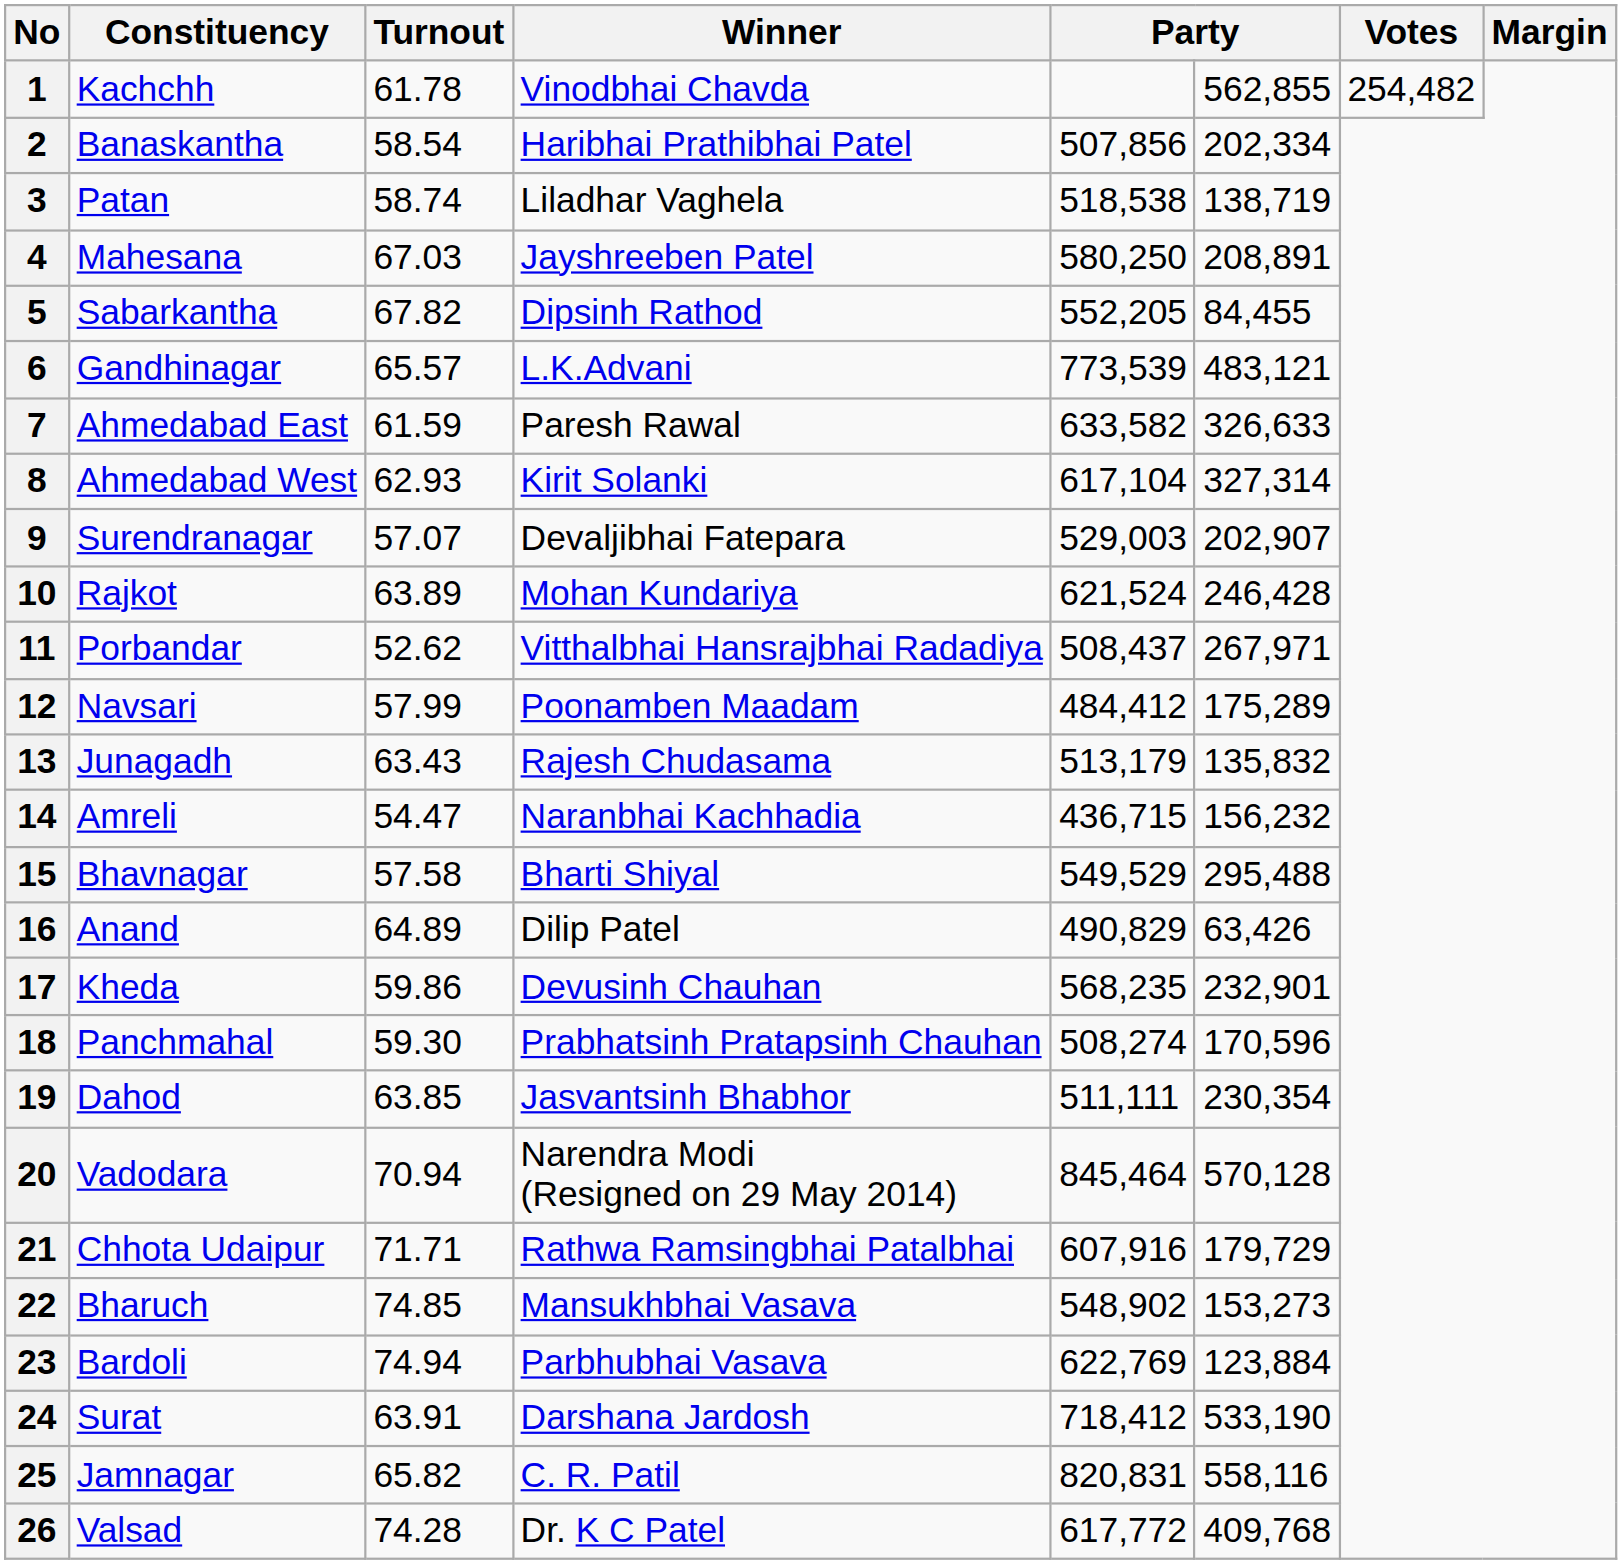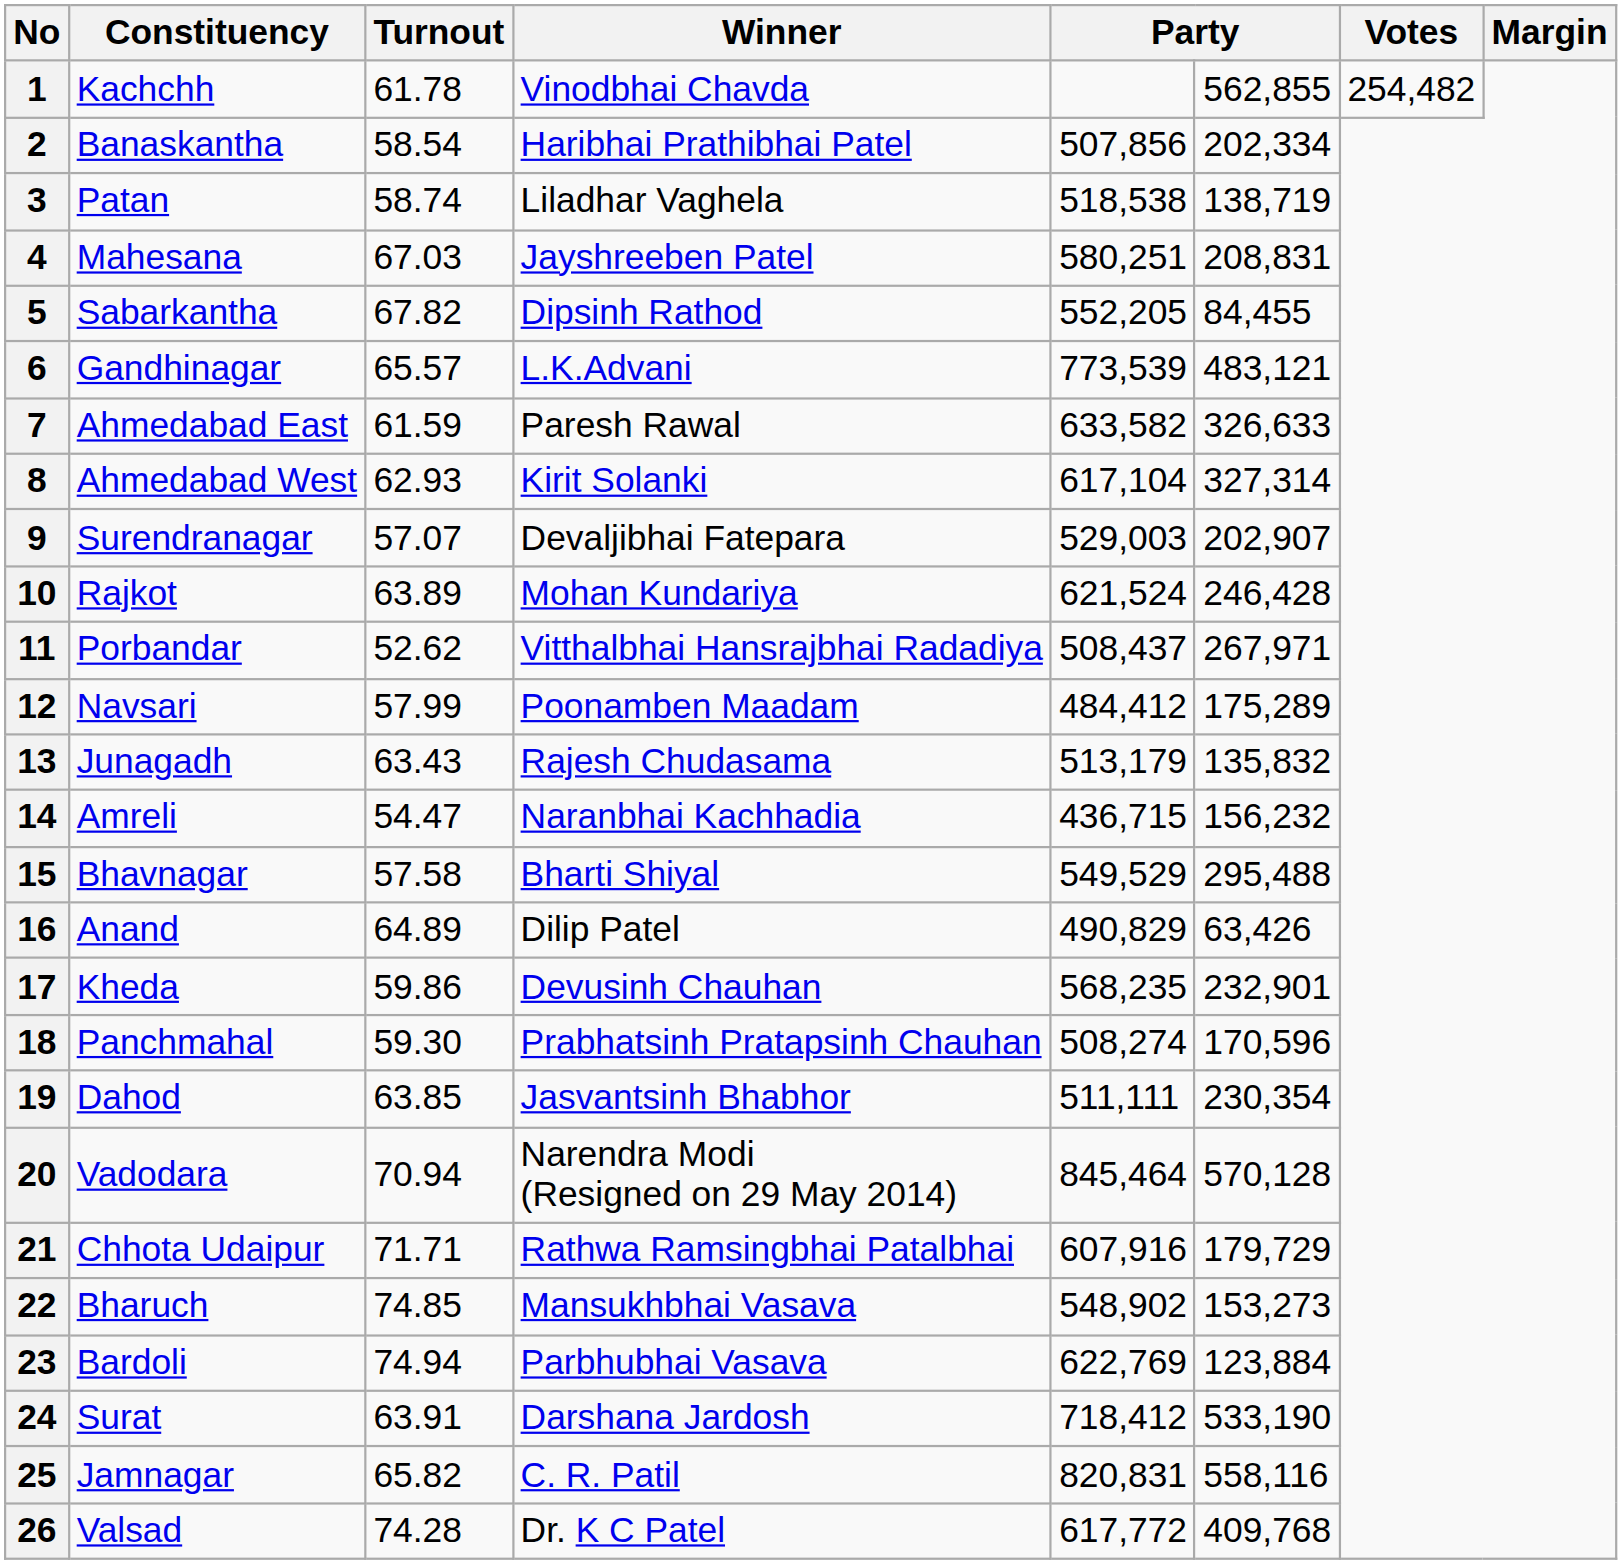(1123, 256) 580,250 -> (1123, 256) 580,251
(1267, 256) 208,891 -> (1267, 256) 208,831
